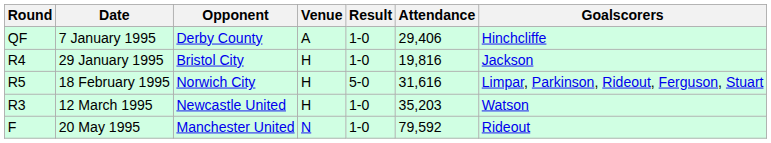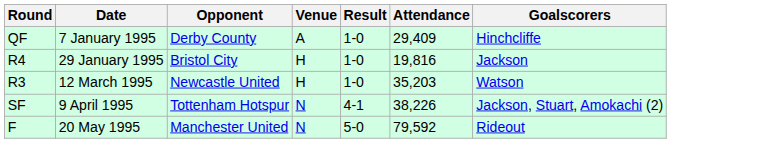(420, 37) 29,406 -> (415, 37) 29,409
- row: (114, 82)
+ row: (96, 104)
(359, 127) 1-0 -> (354, 127) 5-0
